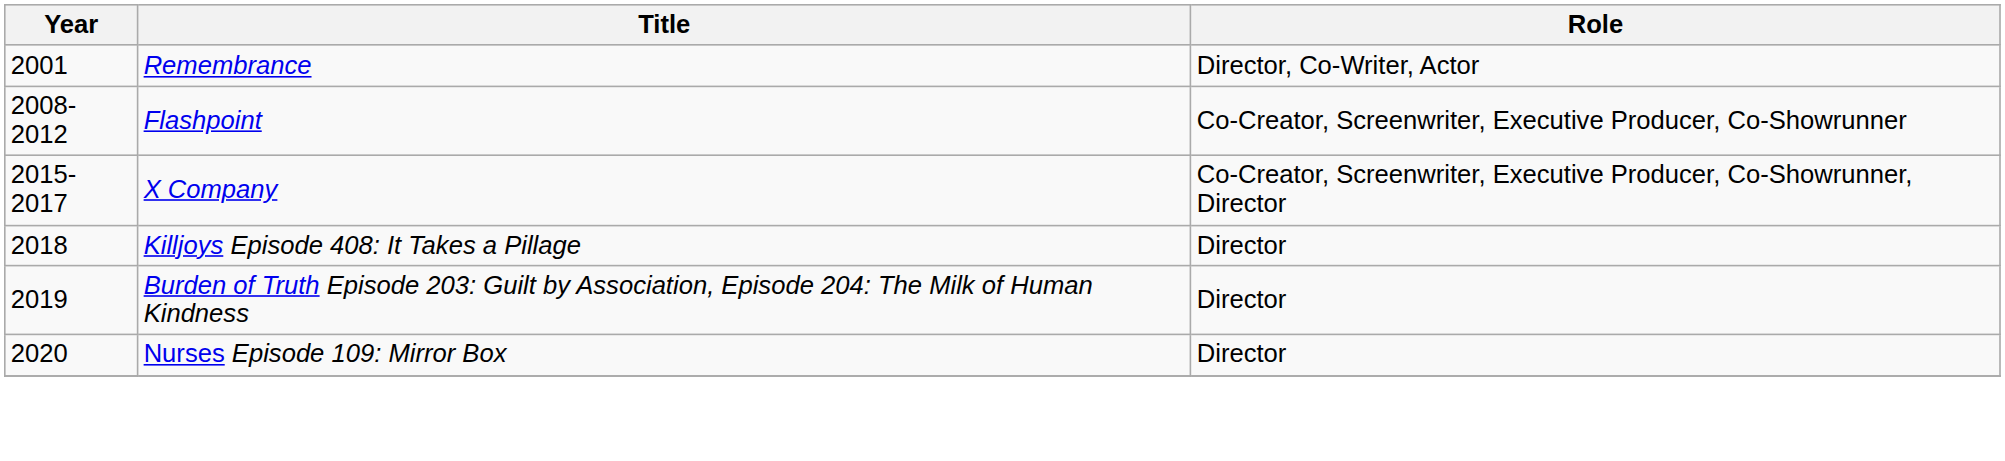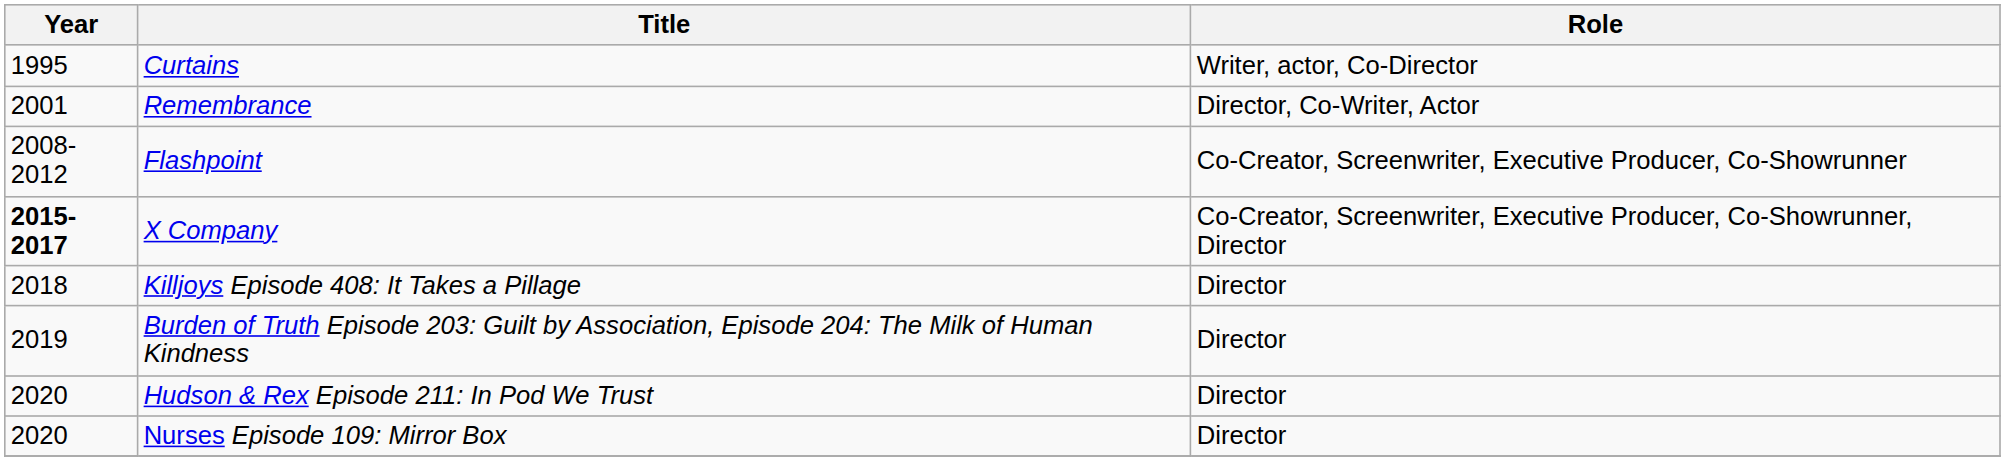+ row: (191, 65)
(43, 189) normal -> (43, 230) bold
+ row: (398, 395)
